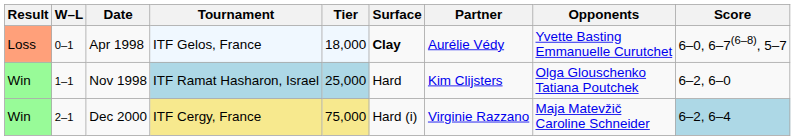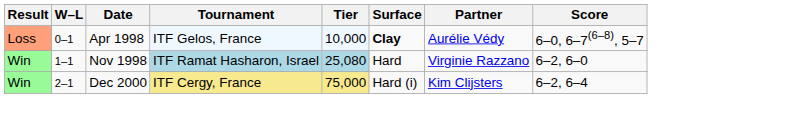- column: (604, 15)
(346, 44) 18,000 -> (346, 38) 10,000
(346, 80) 25,000 -> (346, 61) 25,080
(465, 80) Kim Clijsters -> (479, 61) Virginie Razzano
(479, 116) Virginie Razzano -> (465, 82) Kim Clijsters
(705, 116) lightblue background -> (562, 82) no background
